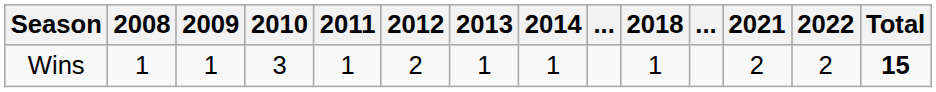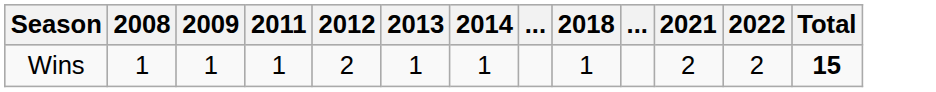- column: (280, 24)
